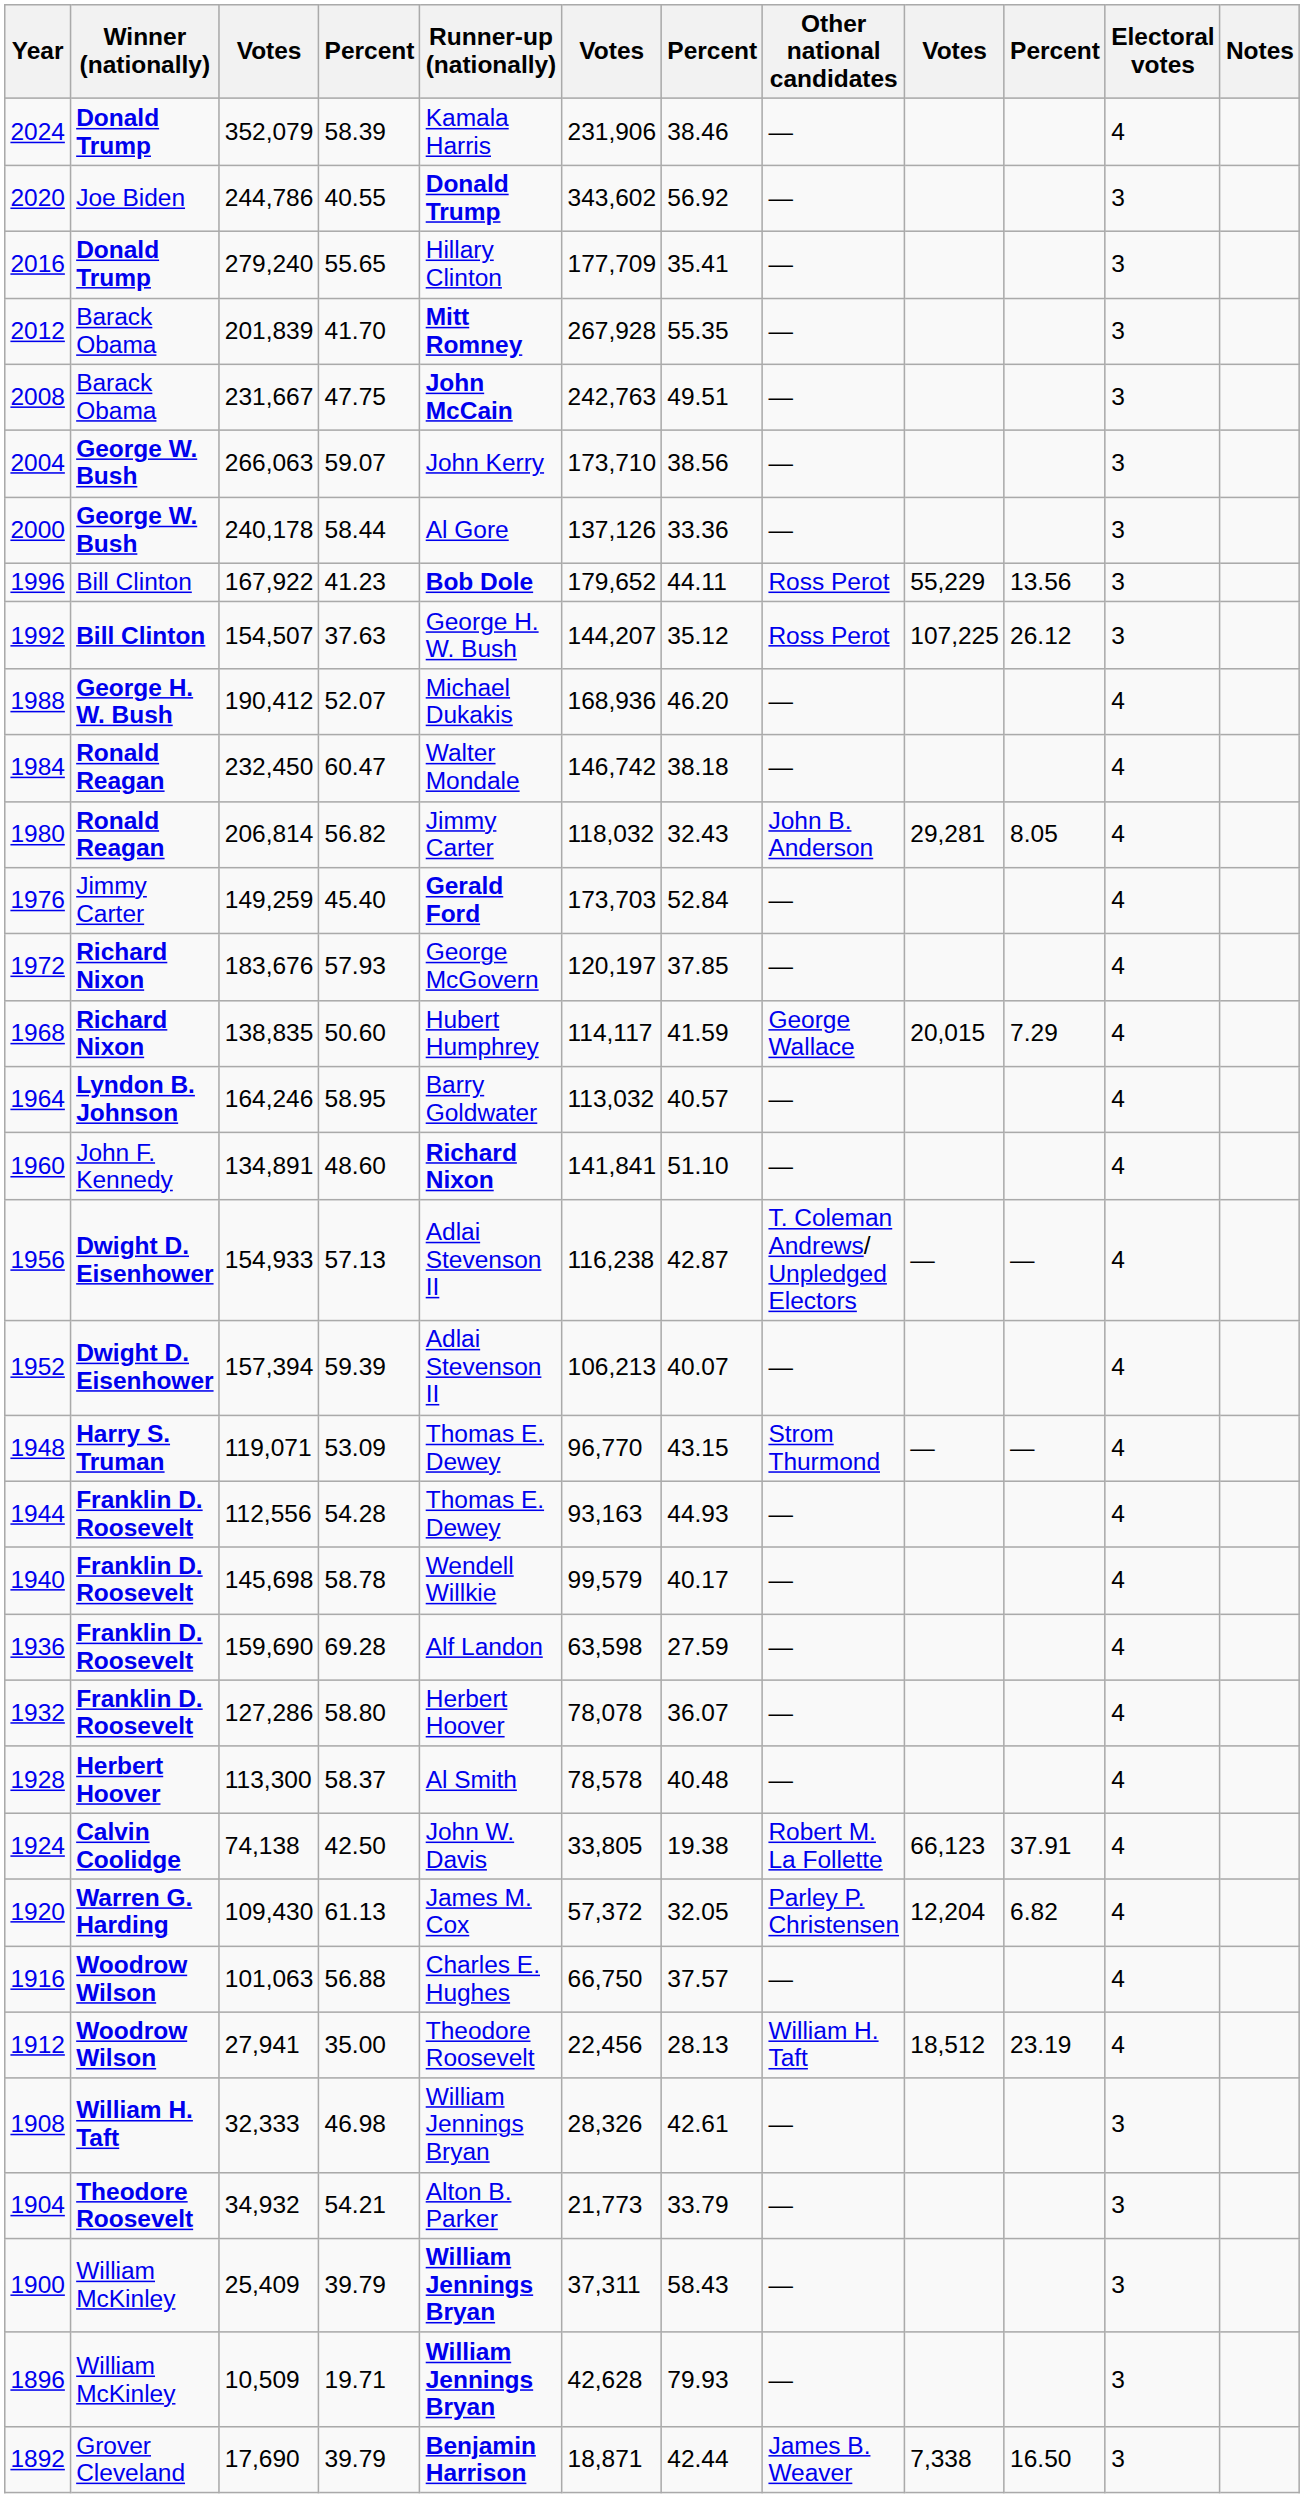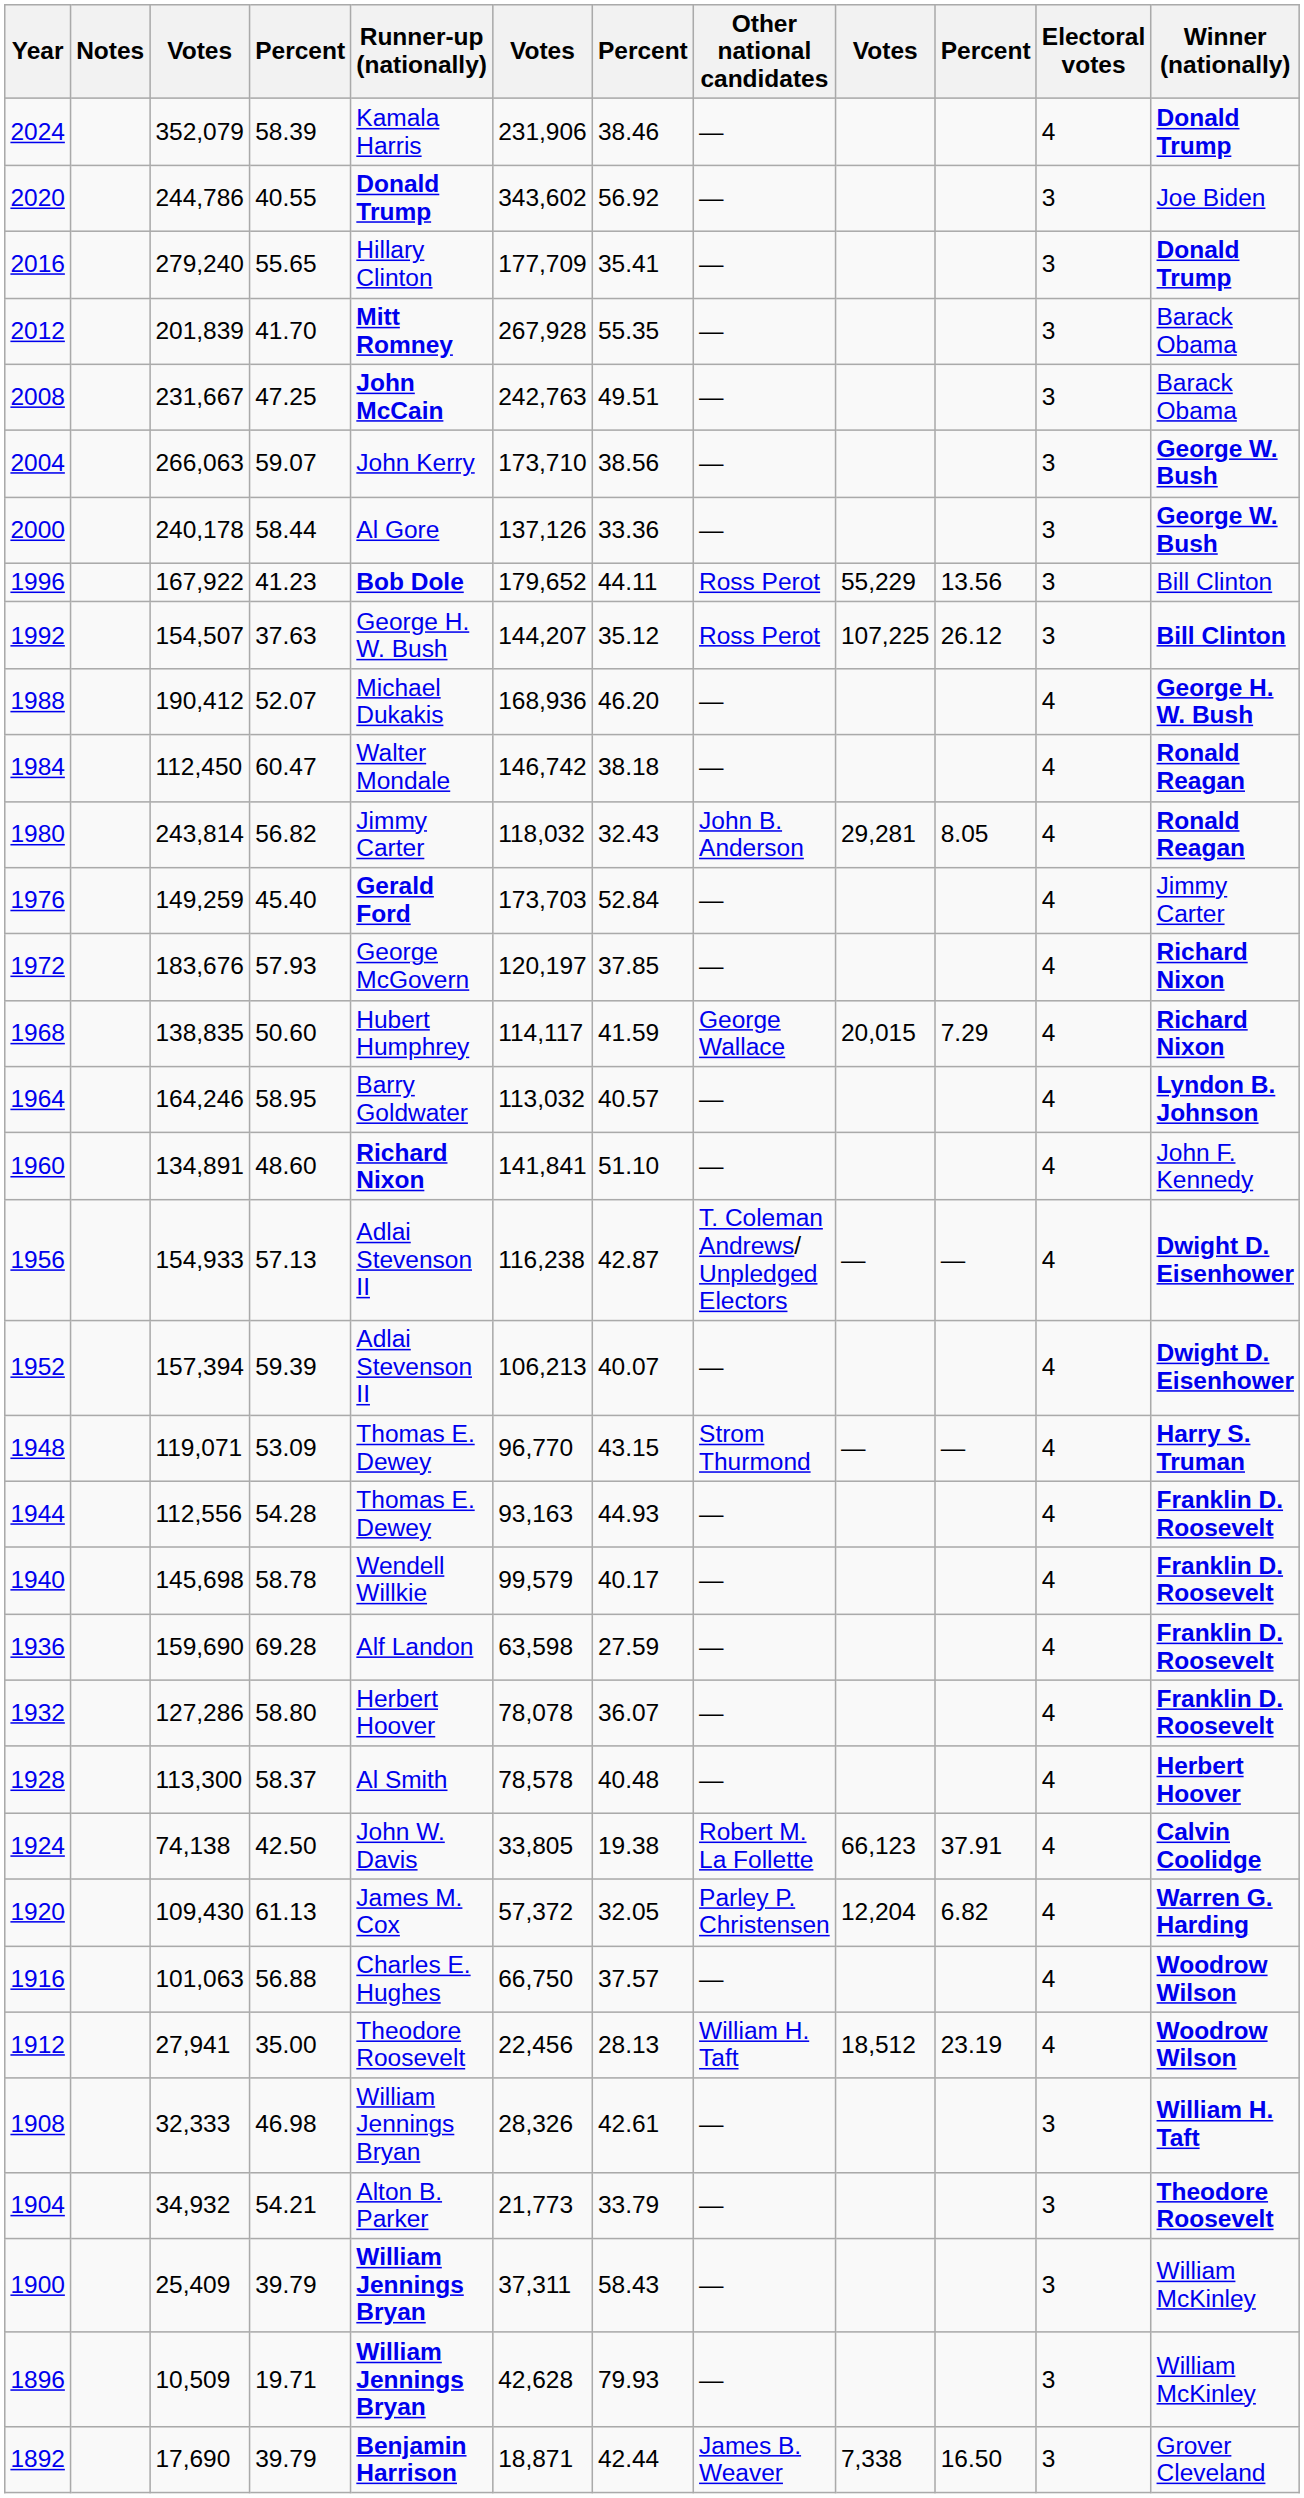columns swapped: (145, 51) <-> (1260, 51)
(355, 397) 47.75 -> (286, 397) 47.25
(269, 767) 232,450 -> (199, 767) 112,450
(269, 834) 206,814 -> (200, 834) 243,814
